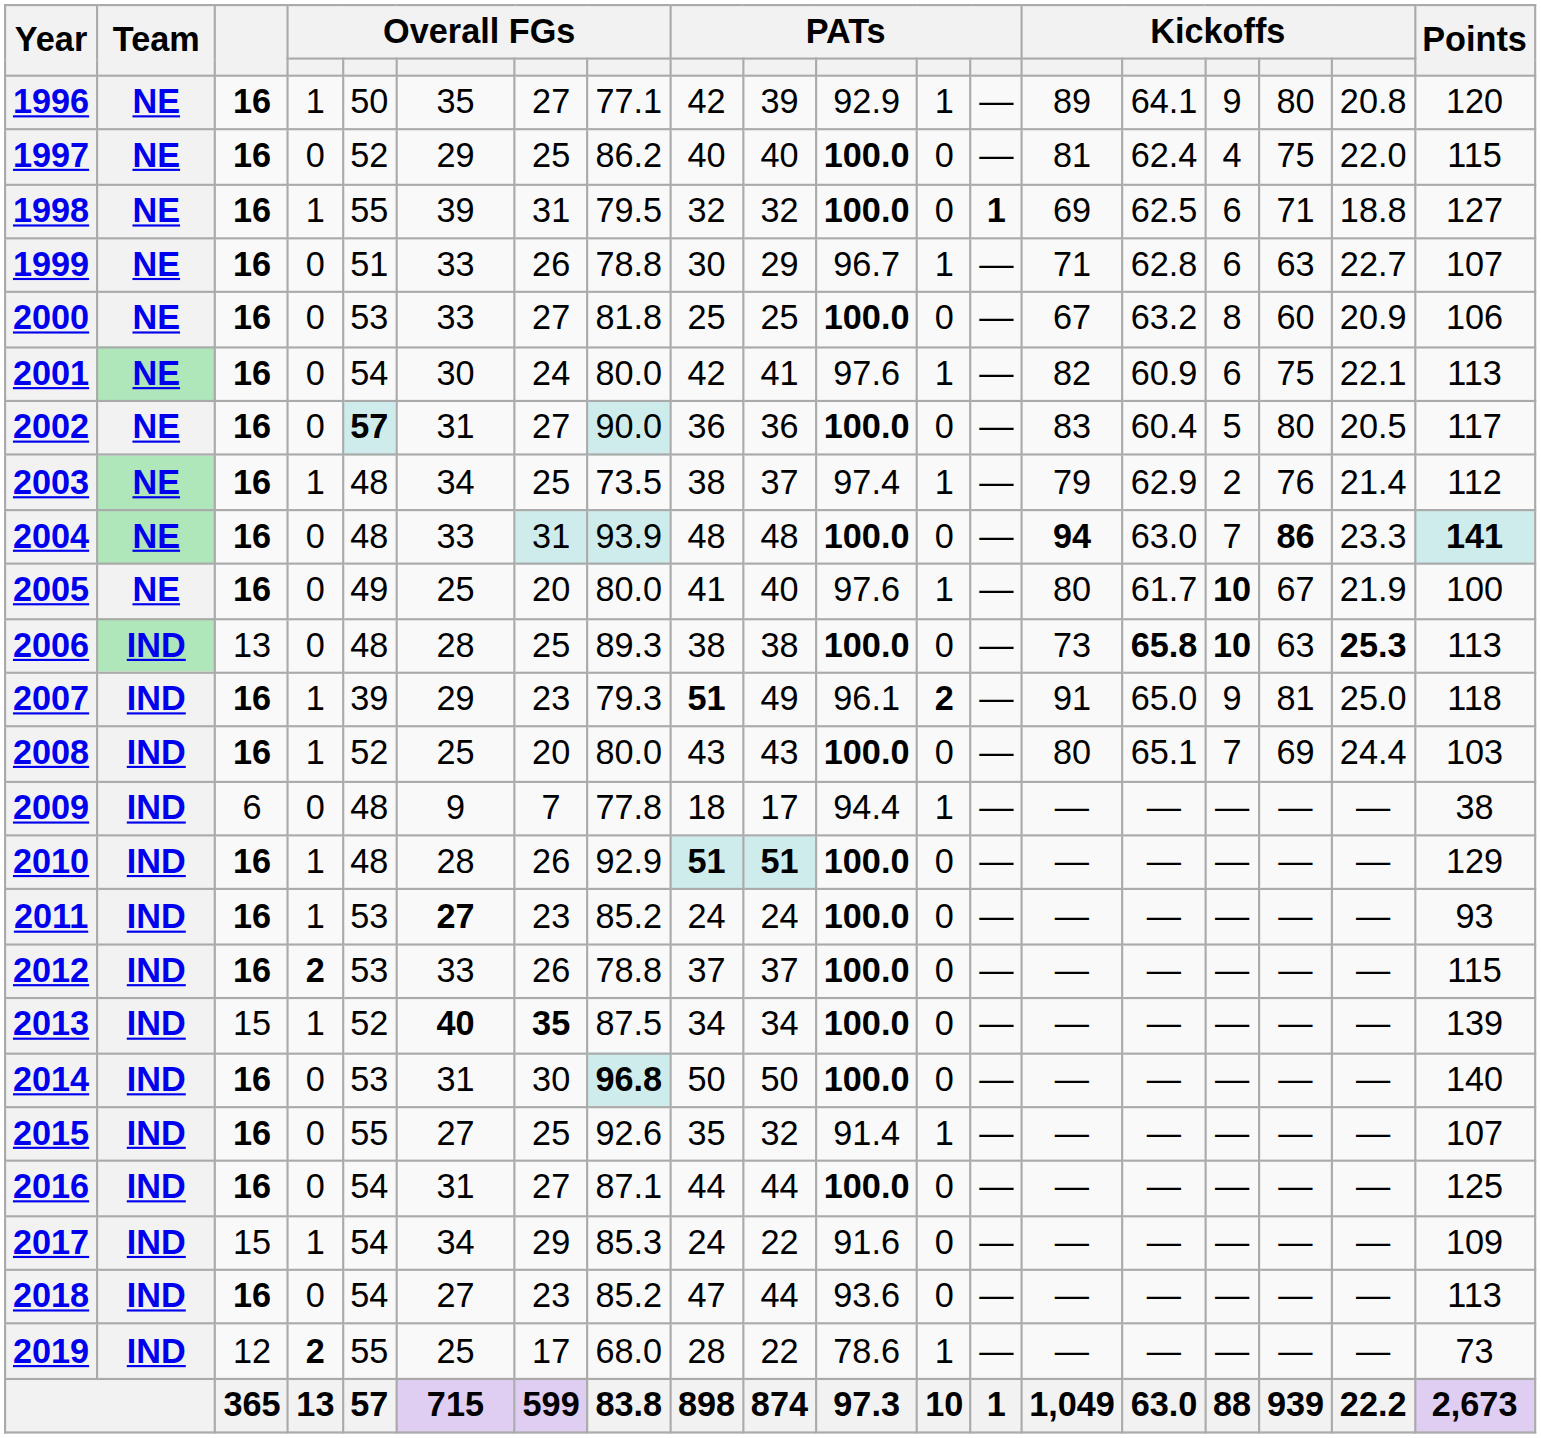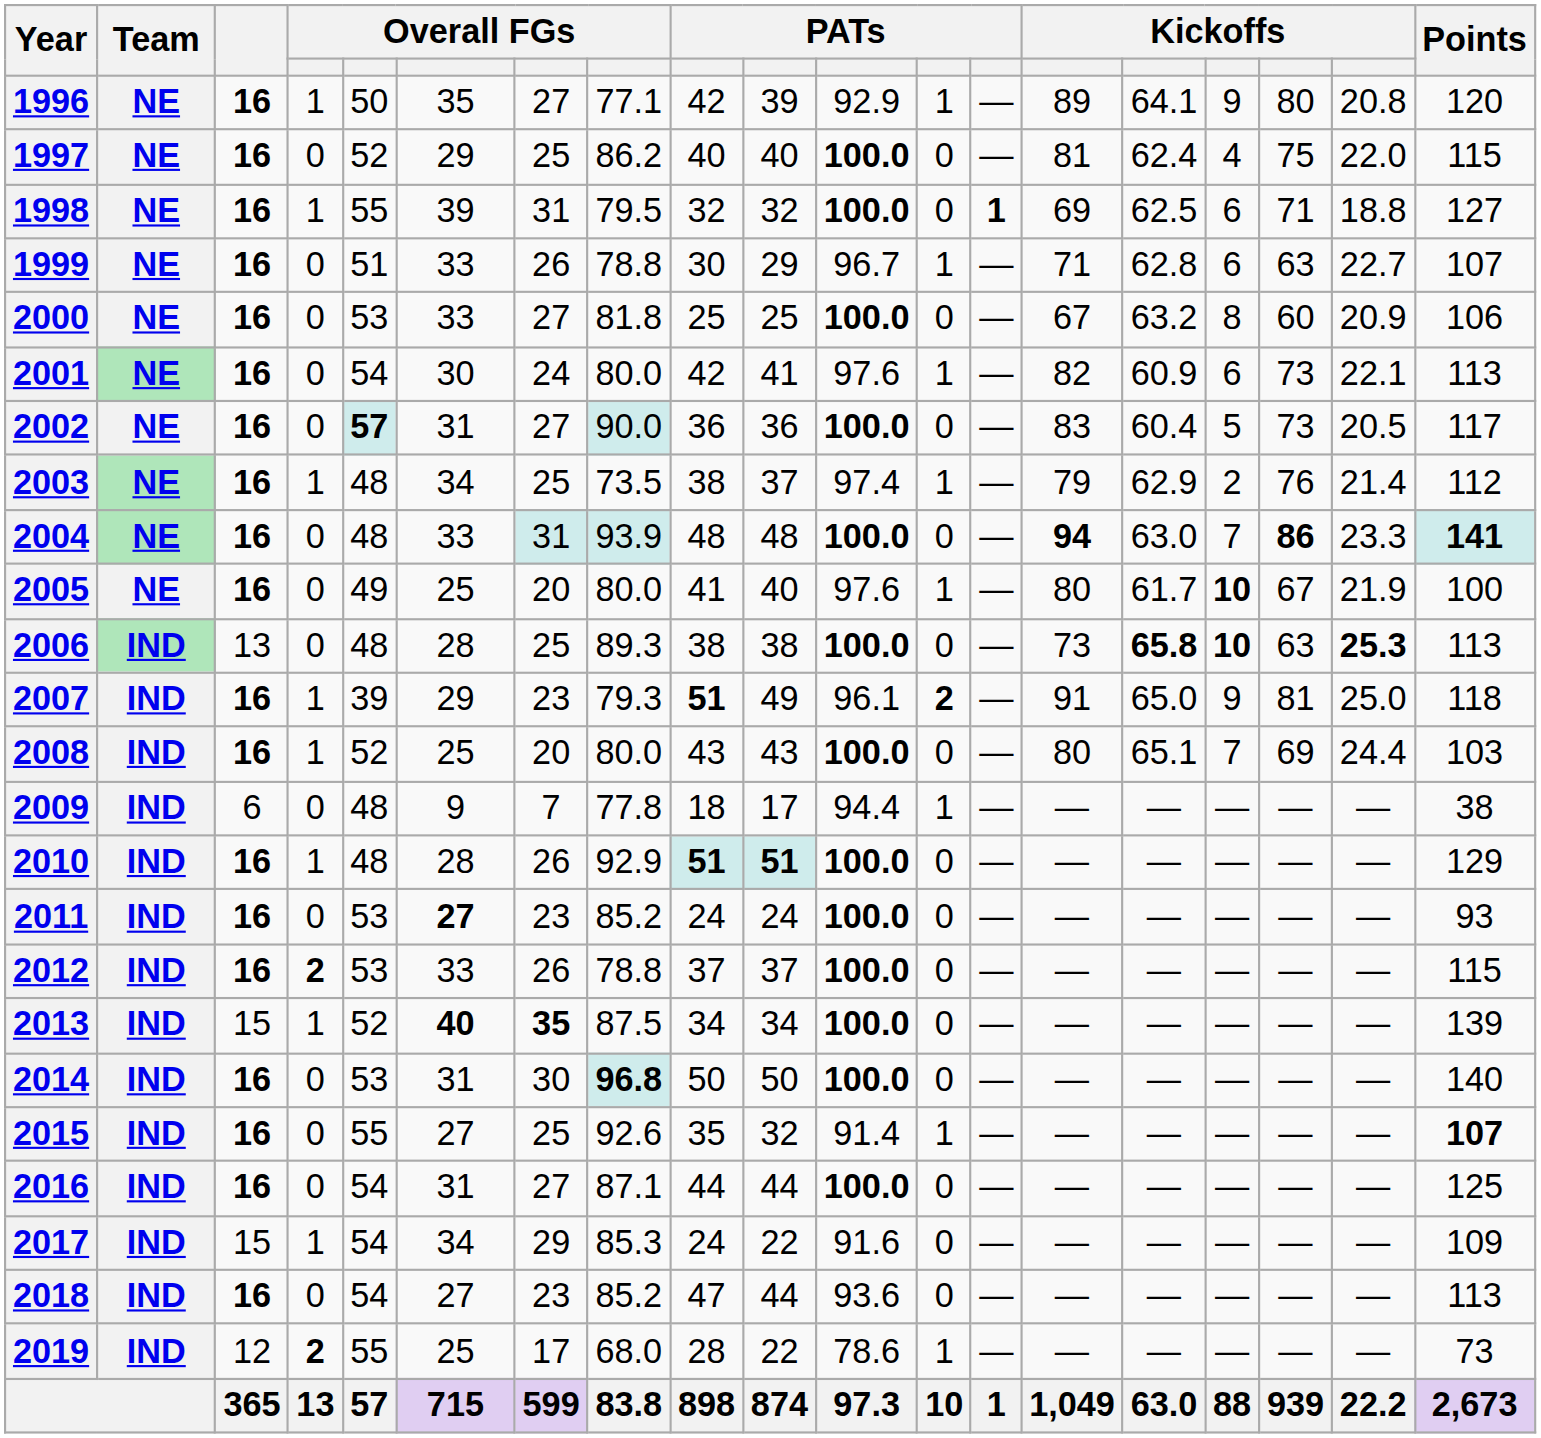(1296, 373) 75 -> (1296, 373) 73
(1296, 427) 80 -> (1296, 427) 73
(315, 916) 1 -> (315, 916) 0
(1475, 1133) normal -> (1475, 1133) bold
